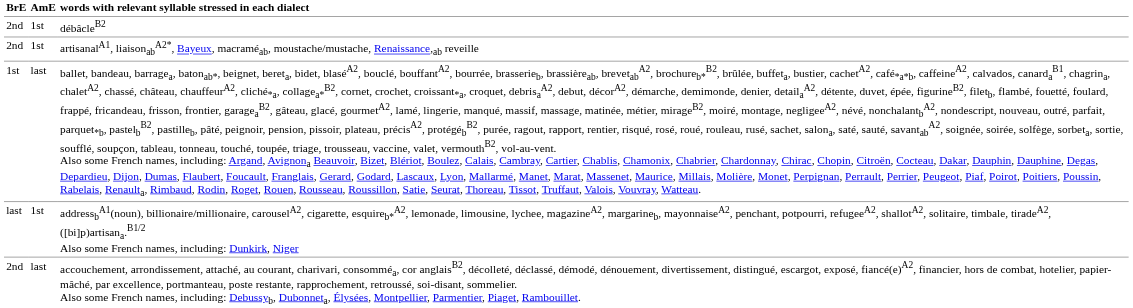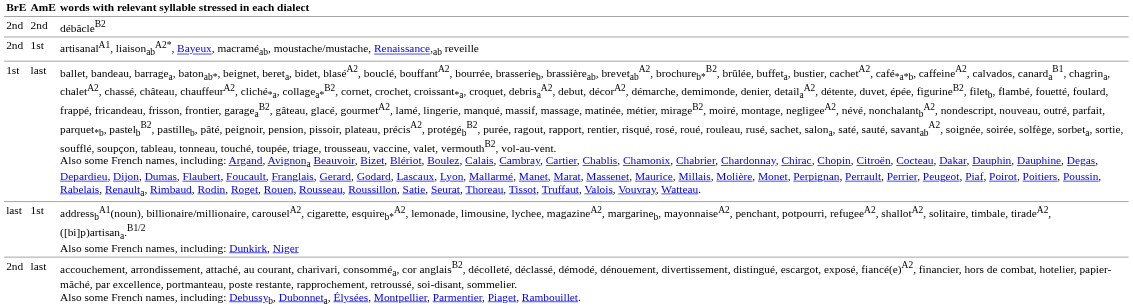(37, 25) 1st -> (39, 25) 2nd
